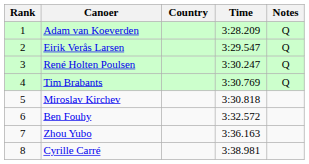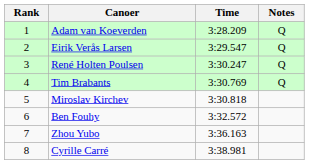- column: (188, 13)
